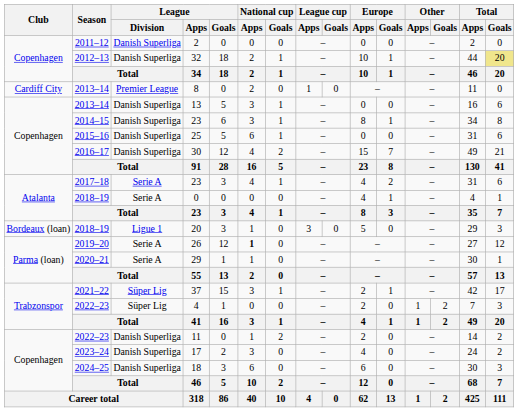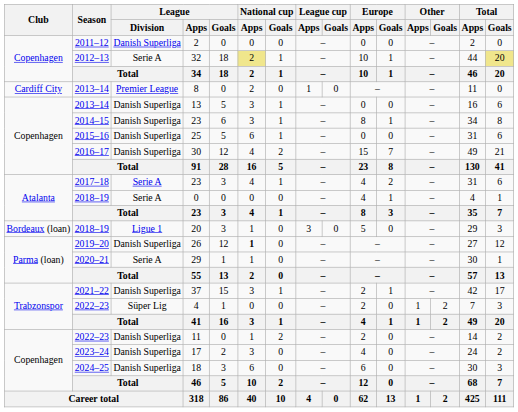(147, 58) Danish Superliga -> (147, 58) Serie A
(252, 58) no background -> (252, 58) khaki background
(147, 244) Serie A -> (147, 244) Danish Superliga
(147, 290) Süper Lig -> (147, 290) Danish Superliga
